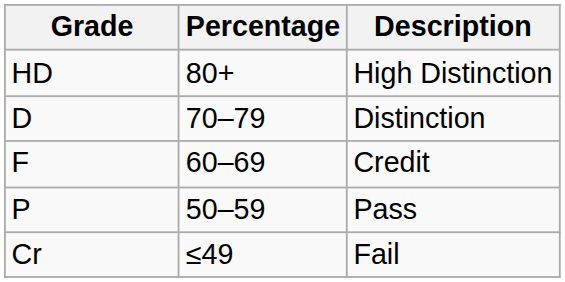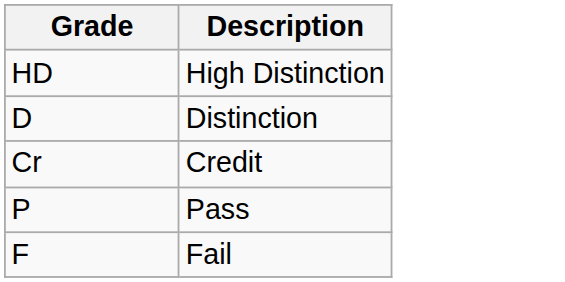- column: (263, 27)
(20, 163) F -> (27, 163) Cr
(27, 254) Cr -> (20, 254) F
